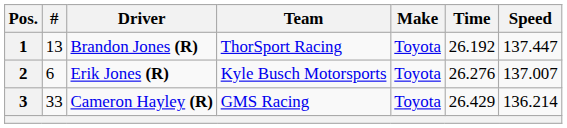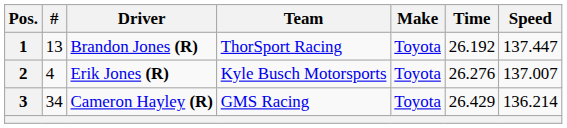(50, 74) 6 -> (50, 74) 4
(54, 102) 33 -> (54, 102) 34
